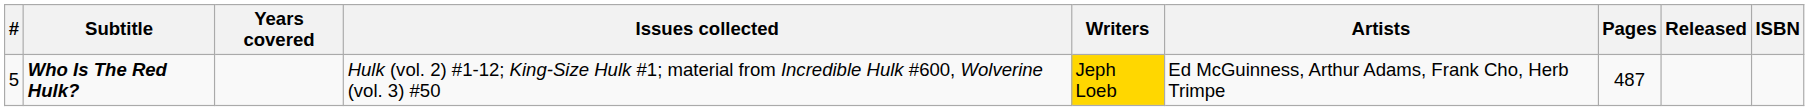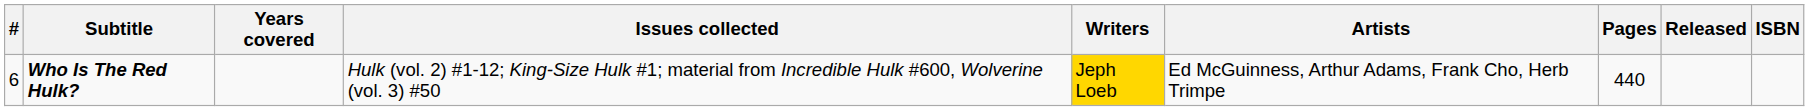(14, 79) 5 -> (14, 79) 6
(1629, 79) 487 -> (1629, 79) 440
